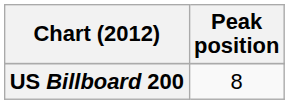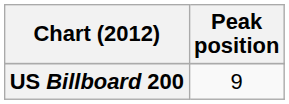(237, 81) 8 -> (237, 81) 9
